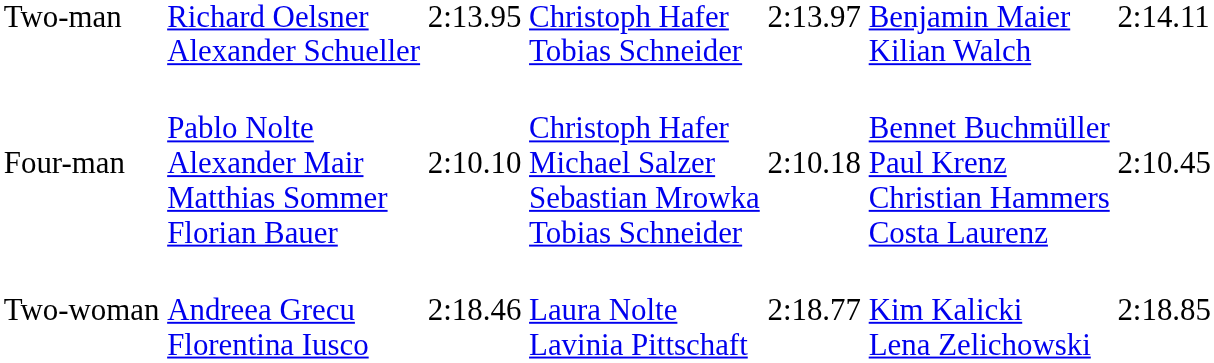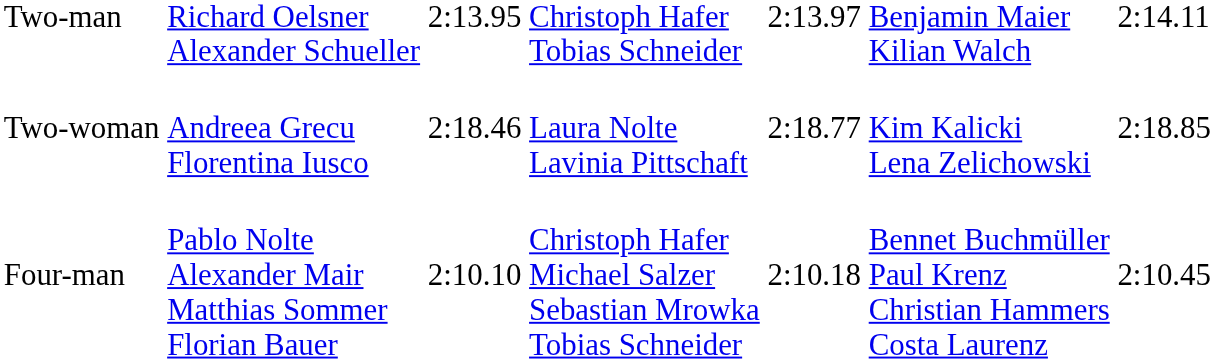rows swapped: (64, 163) <-> (82, 309)
